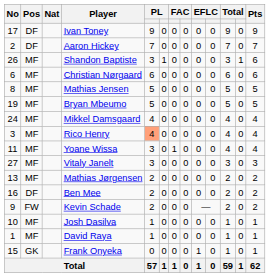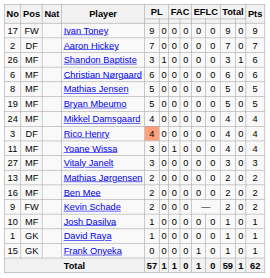(32, 31) DF -> (32, 31) FW
(32, 134) MF -> (32, 134) DF
(32, 192) DF -> (32, 192) MF
(32, 236) MF -> (32, 236) GK
